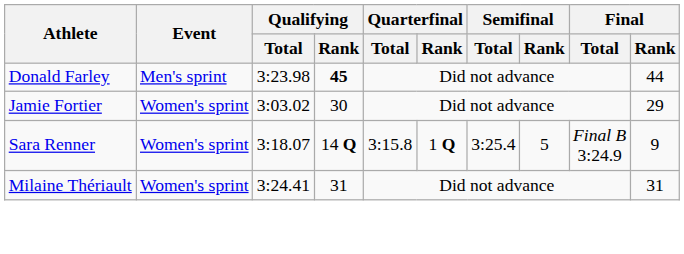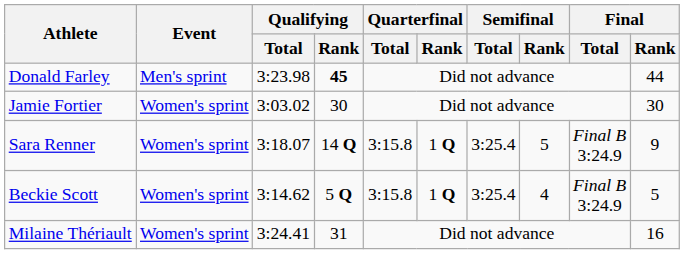(655, 106) 29 -> (655, 106) 30
+ row: (53, 195)
(655, 184) 31 -> (655, 234) 16
